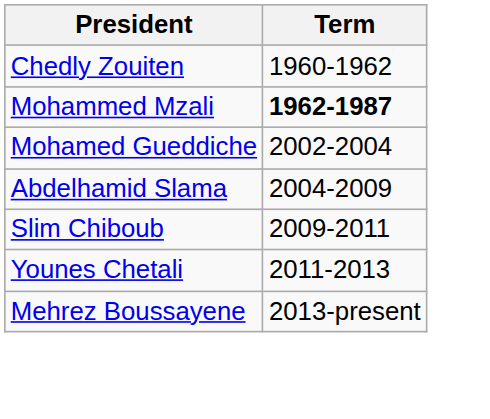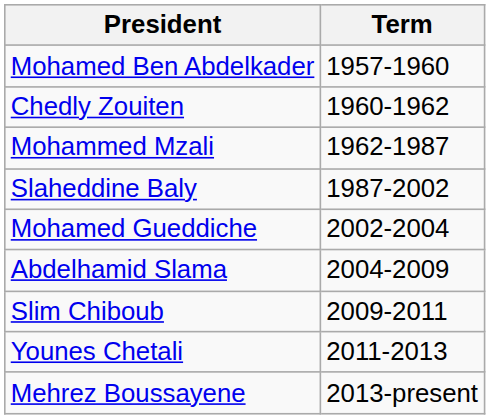+ row: (163, 65)
(331, 106) bold -> (388, 147) normal
+ row: (104, 188)
